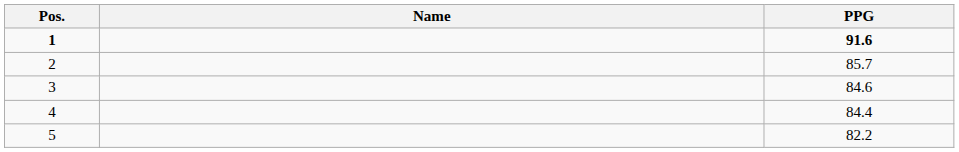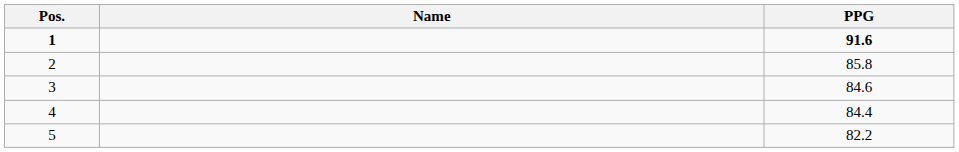(859, 64) 85.7 -> (859, 64) 85.8
